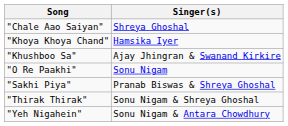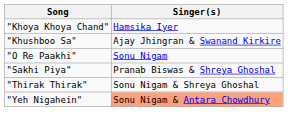- row: (55, 26)
(192, 114) no background -> (192, 99) lightsalmon background
